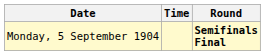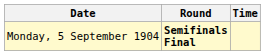columns swapped: (177, 13) <-> (226, 13)
